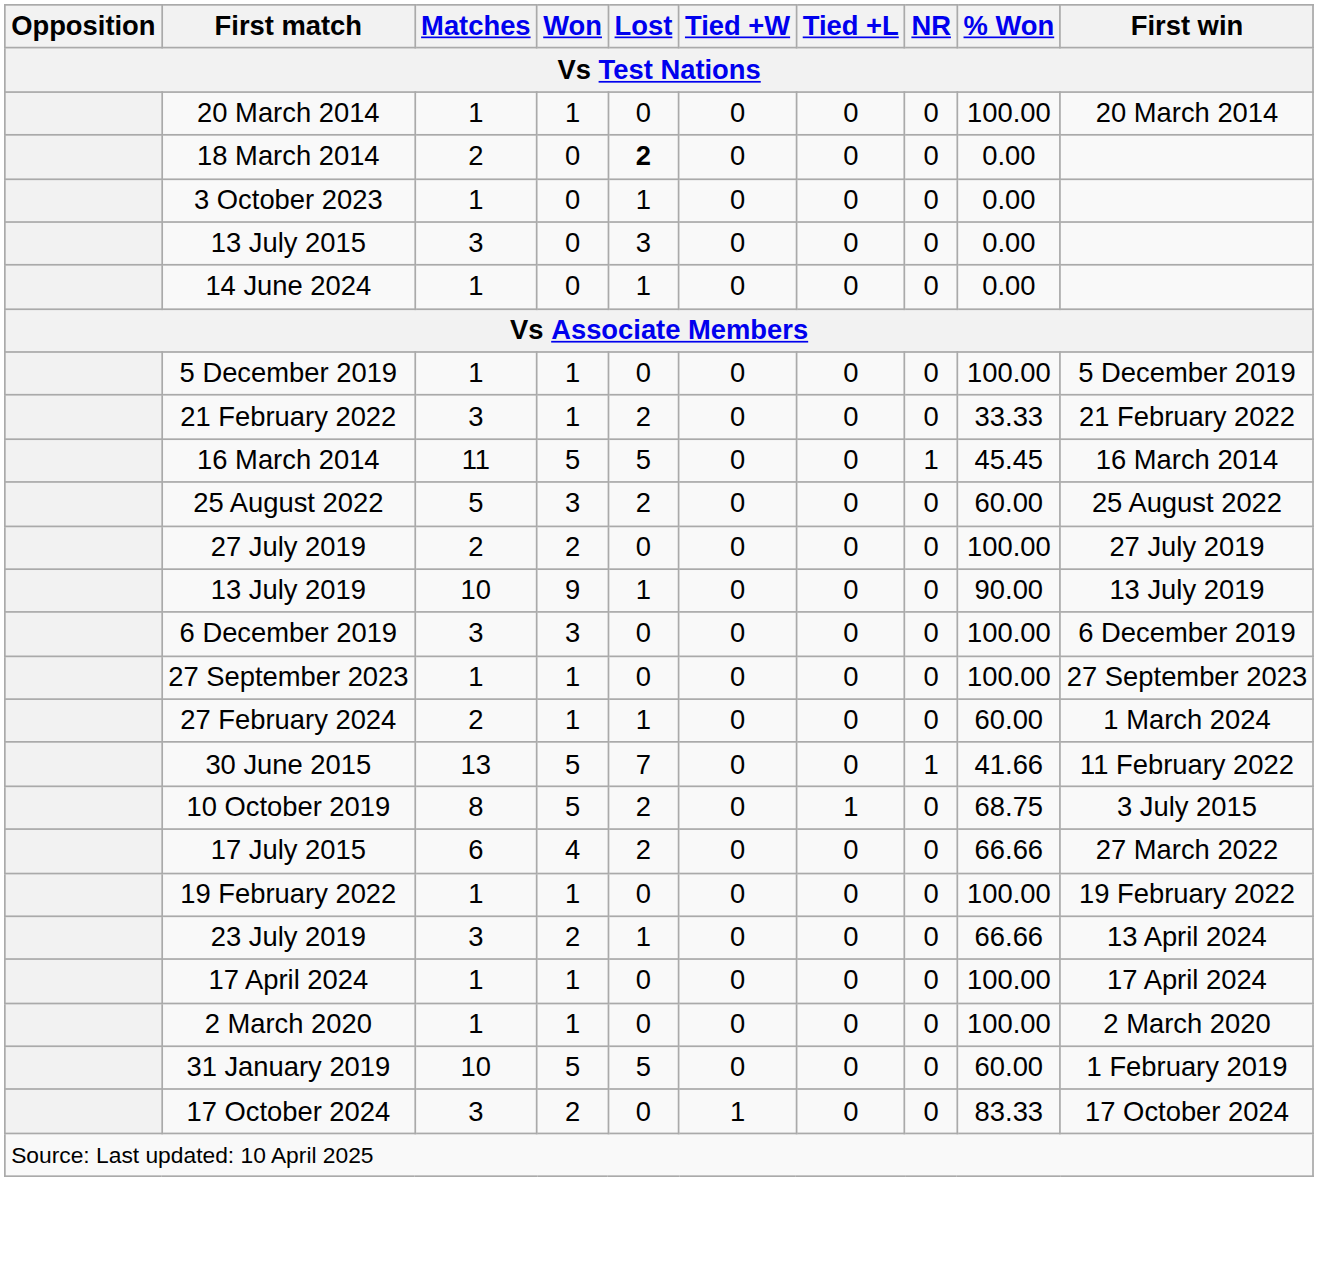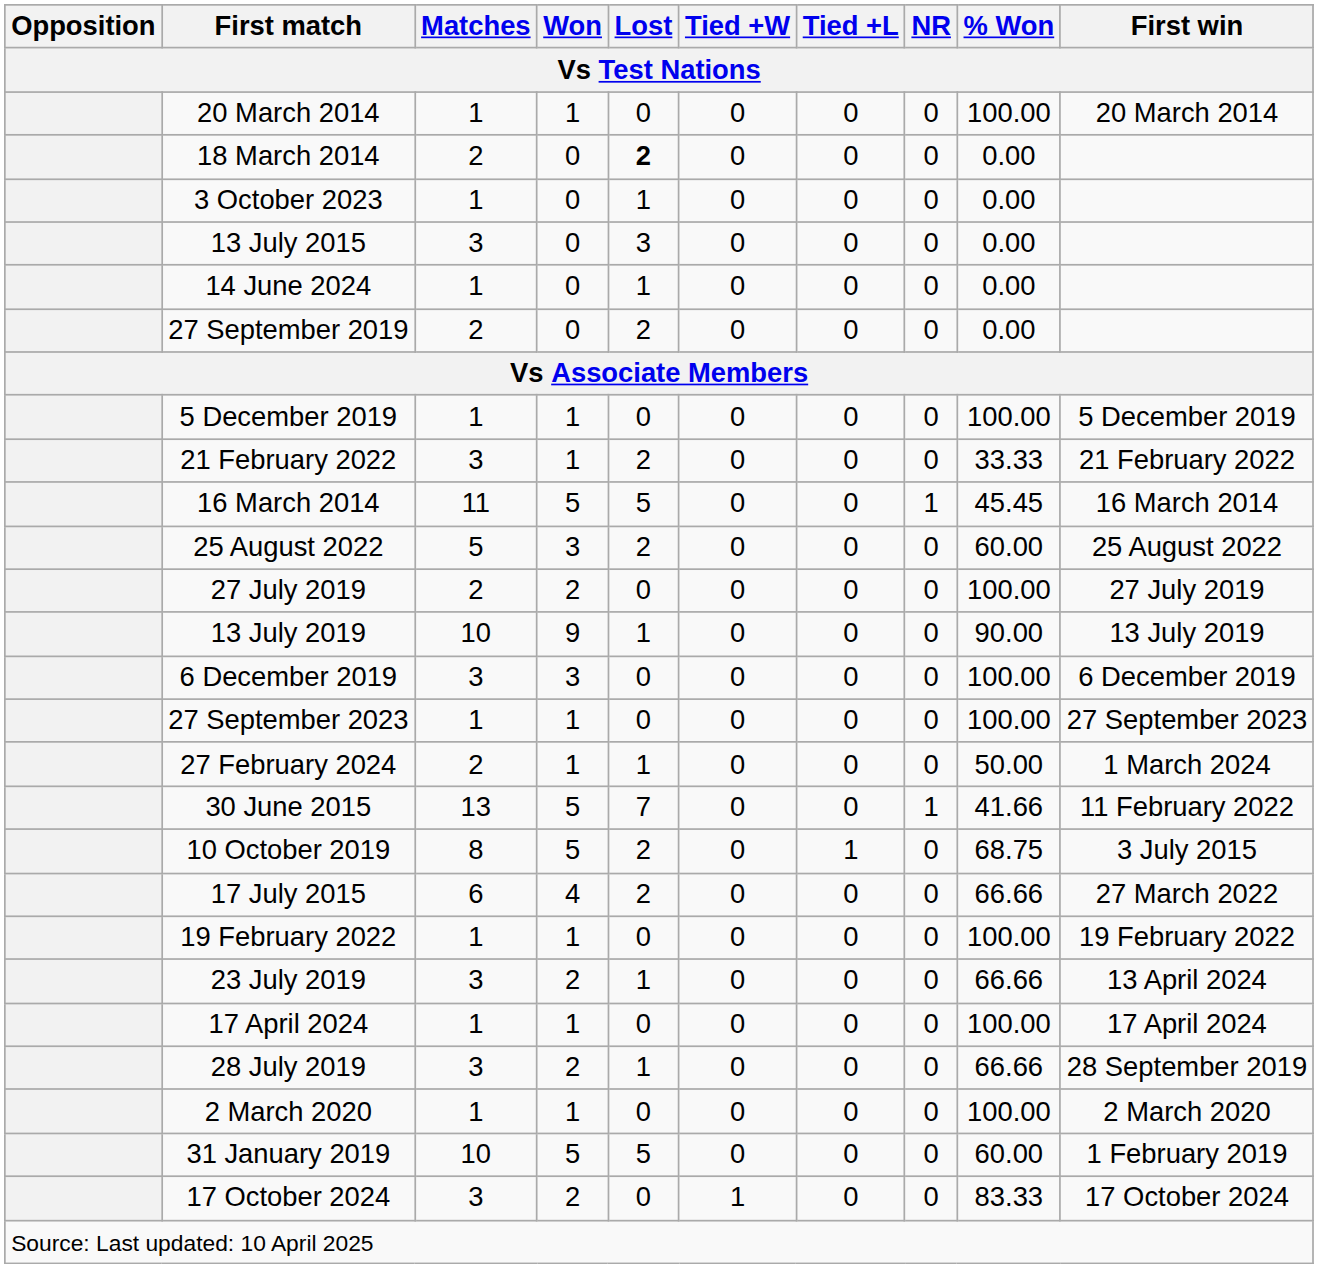+ row: (288, 329)
(1009, 720) 60.00 -> (1009, 763) 50.00
+ row: (288, 1067)
